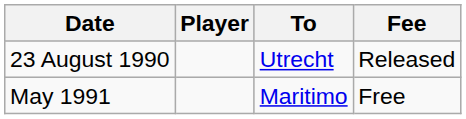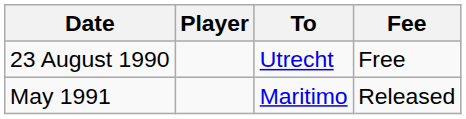(407, 59) Released -> (382, 59) Free
(382, 96) Free -> (407, 96) Released
